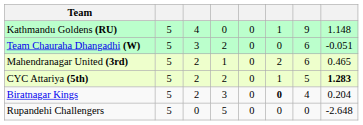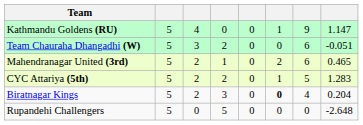(339, 29) 1.148 -> (339, 29) 1.147
(339, 78) bold -> (339, 78) normal
